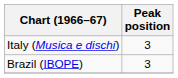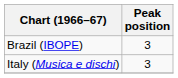rows swapped: (45, 63) <-> (63, 45)
